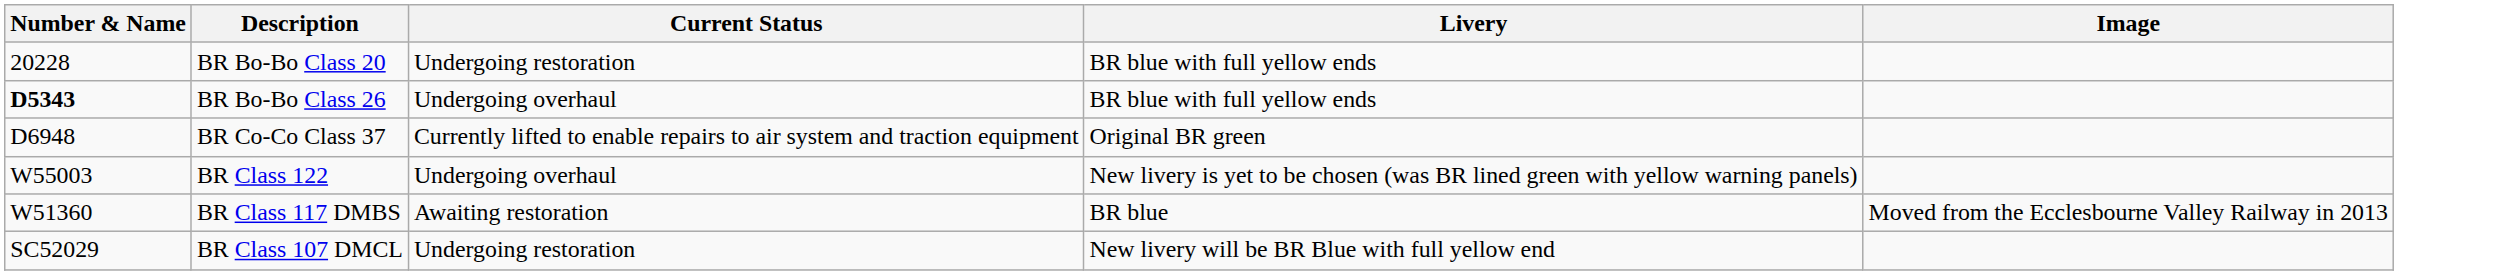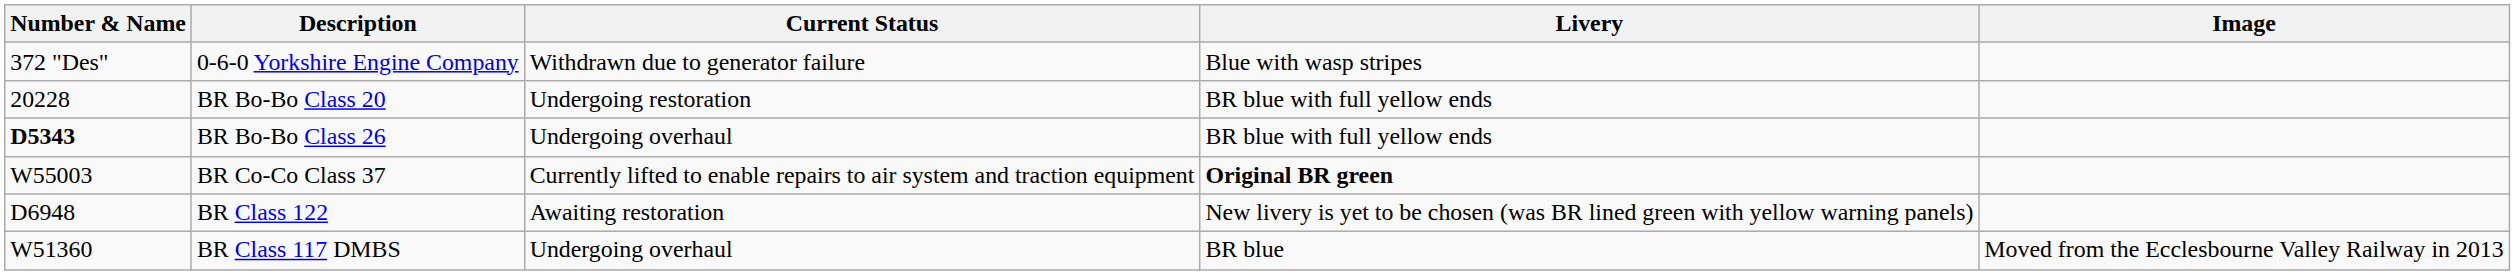+ row: (358, 61)
(43, 136) D6948 -> (51, 174) W55003
(1178, 136) normal -> (1299, 174) bold
(51, 174) W55003 -> (43, 212) D6948
(515, 174) Undergoing overhaul -> (627, 212) Awaiting restoration
(511, 212) Awaiting restoration -> (631, 250) Undergoing overhaul
- row: (300, 250)
